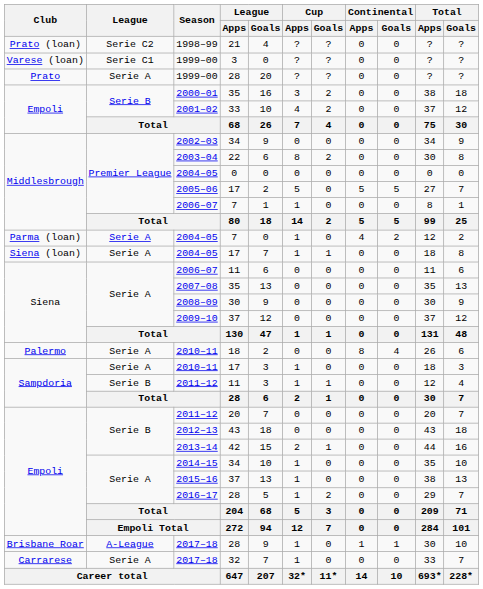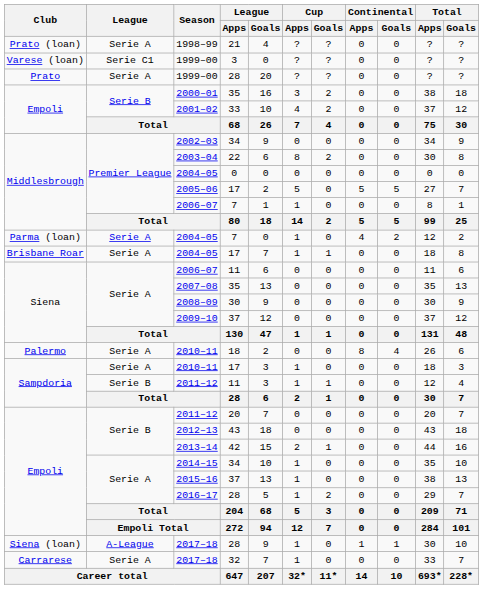(130, 45) Serie C2 -> (130, 45) Serie A
(45, 254) Siena (loan) -> (45, 254) Brisbane Roar
(45, 544) Brisbane Roar -> (45, 544) Siena (loan)
